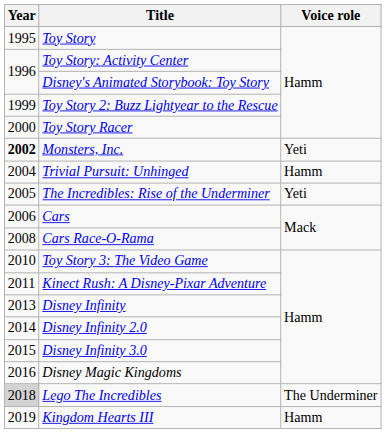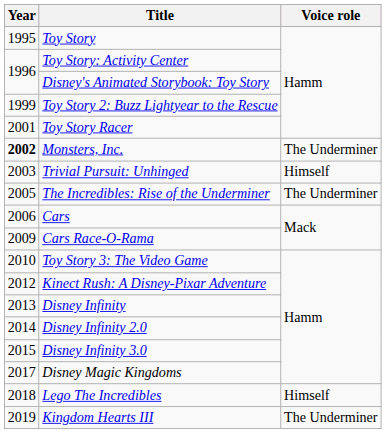(22, 127) 2000 -> (22, 127) 2001
(296, 149) Yeti -> (331, 149) The Underminer
(22, 171) 2004 -> (22, 171) 2003
(303, 171) Hamm -> (307, 171) Himself
(296, 194) Yeti -> (331, 194) The Underminer
(22, 238) 2008 -> (22, 238) 2009
(22, 283) 2011 -> (22, 283) 2012
(22, 372) 2016 -> (22, 372) 2017
(22, 395) lightgrey background -> (22, 395) no background
(331, 395) The Underminer -> (307, 395) Himself
(303, 417) Hamm -> (331, 417) The Underminer
